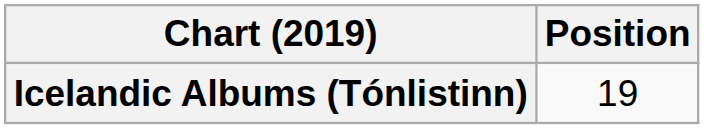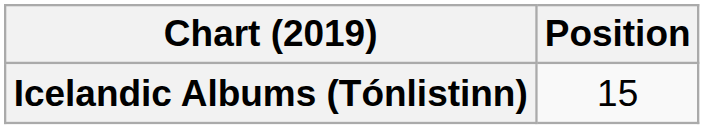(618, 92) 19 -> (618, 92) 15
